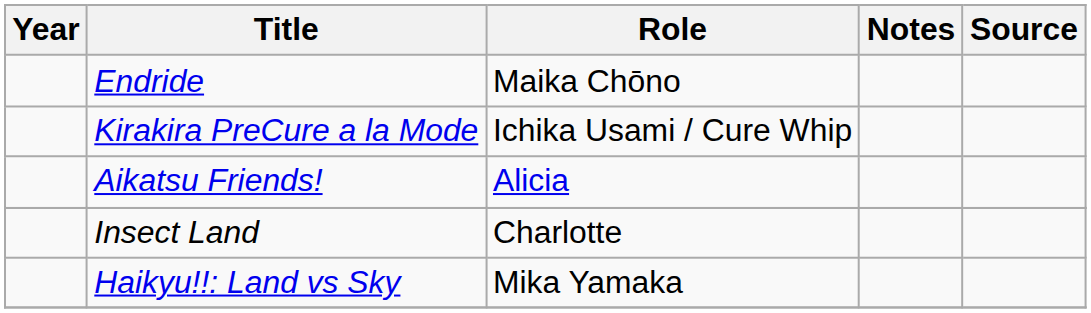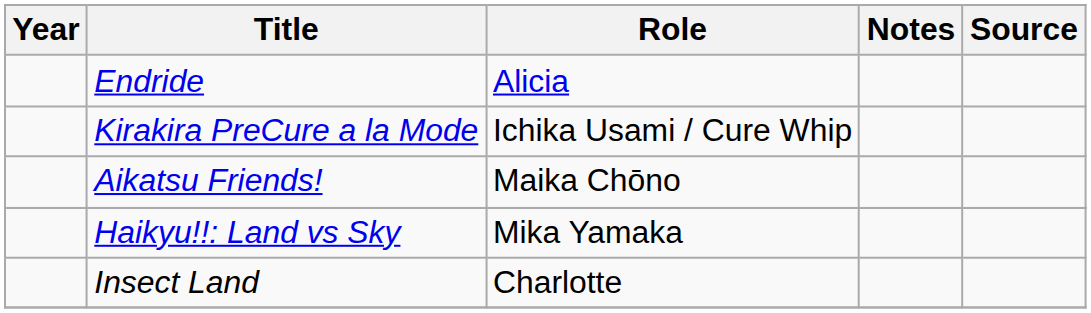(587, 80) Maika Chōno -> (531, 80) Alicia
(531, 181) Alicia -> (587, 181) Maika Chōno
rows swapped: (247, 282) <-> (177, 231)
